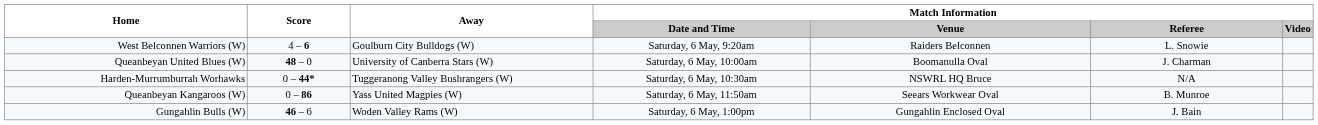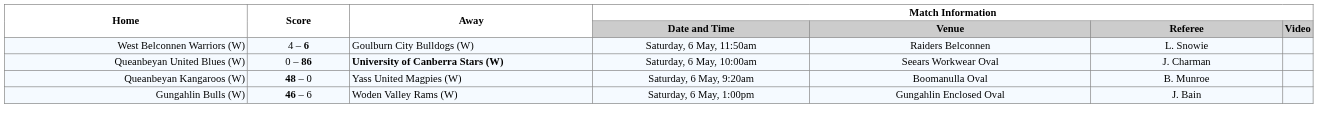(701, 45) Saturday, 6 May, 9:20am -> (701, 45) Saturday, 6 May, 11:50am
(299, 62) 48 – 0 -> (299, 62) 0 – 86
(423, 62) normal -> (428, 62) bold
(950, 62) Boomanulla Oval -> (950, 62) Seears Workwear Oval
- row: (173, 78)
(299, 95) 0 – 86 -> (299, 78) 48 – 0
(701, 95) Saturday, 6 May, 11:50am -> (701, 78) Saturday, 6 May, 9:20am
(950, 95) Seears Workwear Oval -> (950, 78) Boomanulla Oval
